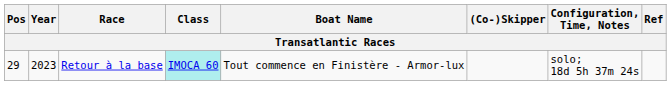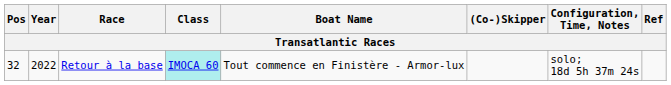(13, 66) 29 -> (13, 66) 32
(44, 66) 2023 -> (44, 66) 2022
